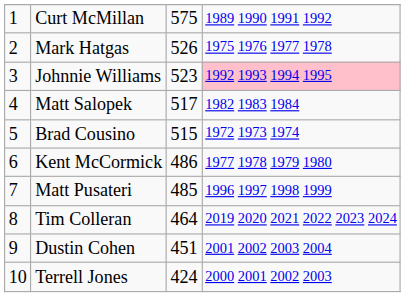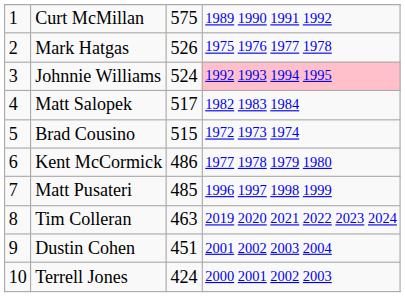(184, 76) 523 -> (184, 76) 524
(184, 219) 464 -> (184, 219) 463
